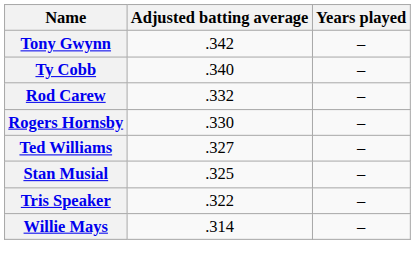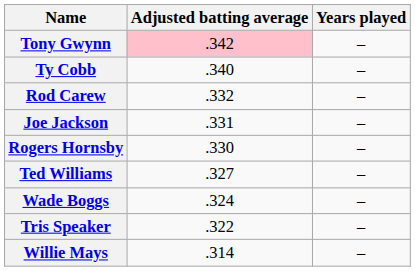(220, 43) no background -> (220, 43) pink background
+ row: (66, 122)
- row: (66, 174)
+ row: (66, 200)
